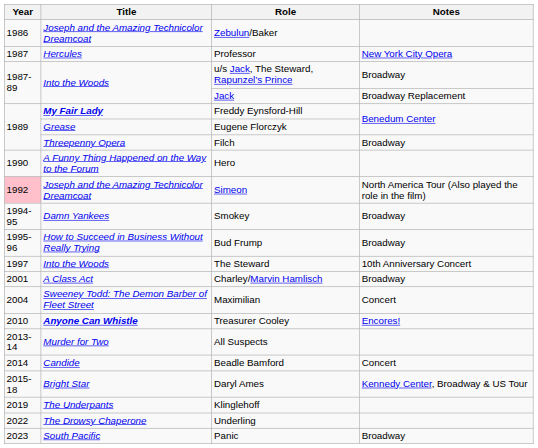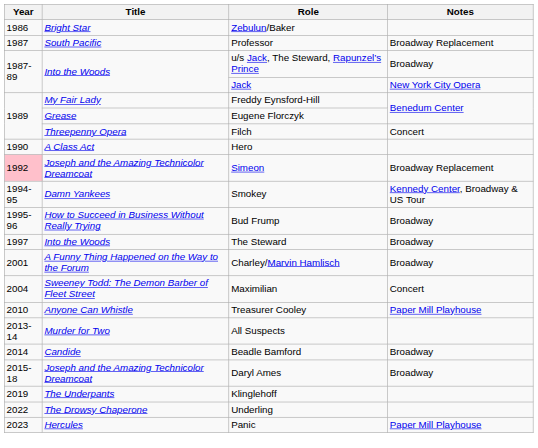(123, 33) Joseph and the Amazing Technicolor Dreamcoat -> (67, 27) Bright Star
(63, 54) Hercules -> (73, 43) South Pacific
(407, 54) New York City Opera -> (442, 43) Broadway Replacement
(413, 96) Broadway Replacement -> (435, 85) New York City Opera
(73, 111) bold -> (73, 100) normal
(383, 142) Broadway -> (407, 131) Concert
(125, 163) A Funny Thing Happened on the Way to the Forum -> (69, 147) A Class Act
(440, 189) North America Tour (Also played the role in the film) -> (442, 168) Broadway Replacement
(383, 216) Broadway -> (454, 194) Kennedy Center, Broadway & US Tour
(416, 263) 10th Anniversary Concert -> (412, 241) Broadway
(68, 279) A Class Act -> (131, 262) A Funny Thing Happened on the Way to the Forum
(91, 321) bold -> (89, 310) normal
(381, 321) Encores! -> (436, 310) Paper Mill Playhouse
(379, 363) Concert -> (412, 352) Broadway
(66, 384) Bright Star -> (124, 373) Joseph and the Amazing Technicolor Dreamcoat
(445, 384) Kennedy Center, Broadway & US Tour -> (412, 373) Broadway
(72, 436) South Pacific -> (64, 425) Hercules
(383, 436) Broadway -> (436, 425) Paper Mill Playhouse
